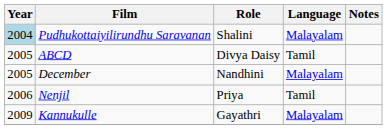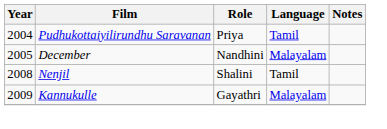(20, 34) lightblue background -> (20, 34) no background
(235, 34) Shalini -> (230, 34) Priya
(314, 34) Malayalam -> (284, 34) Tamil
- row: (55, 54)
(20, 94) 2006 -> (20, 74) 2008
(230, 94) Priya -> (235, 74) Shalini
